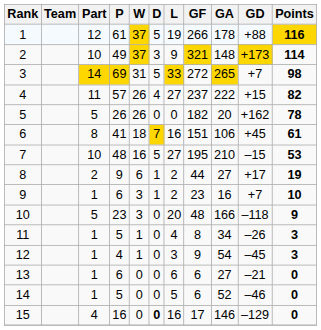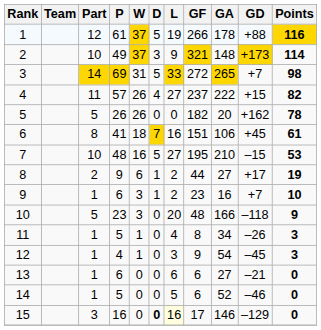(94, 315) 4 -> (94, 315) 3
(174, 315) no background -> (174, 315) lightyellow background
